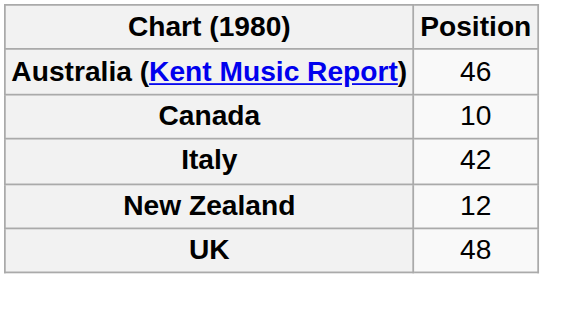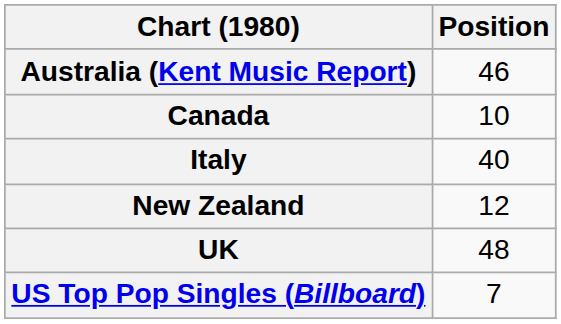(476, 160) 42 -> (494, 160) 40
+ row: (218, 294)
